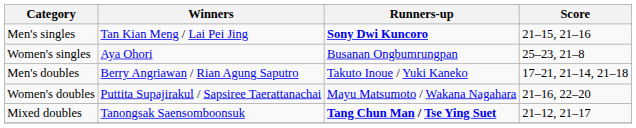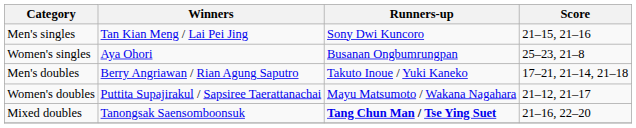(378, 34) bold -> (376, 34) normal
(556, 93) 21–16, 22–20 -> (556, 93) 21–12, 21–17
(556, 113) 21–12, 21–17 -> (556, 113) 21–16, 22–20
